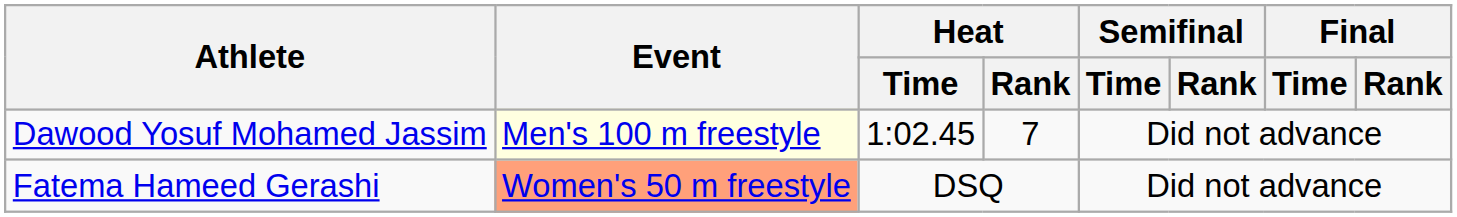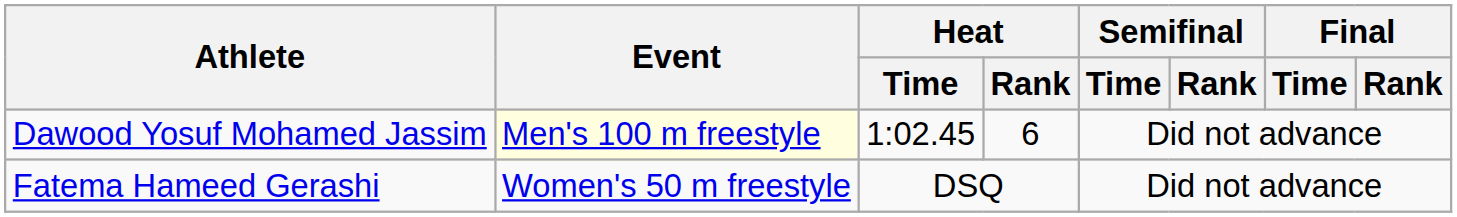(1030, 135) 7 -> (1030, 135) 6
(676, 186) lightsalmon background -> (676, 186) no background
